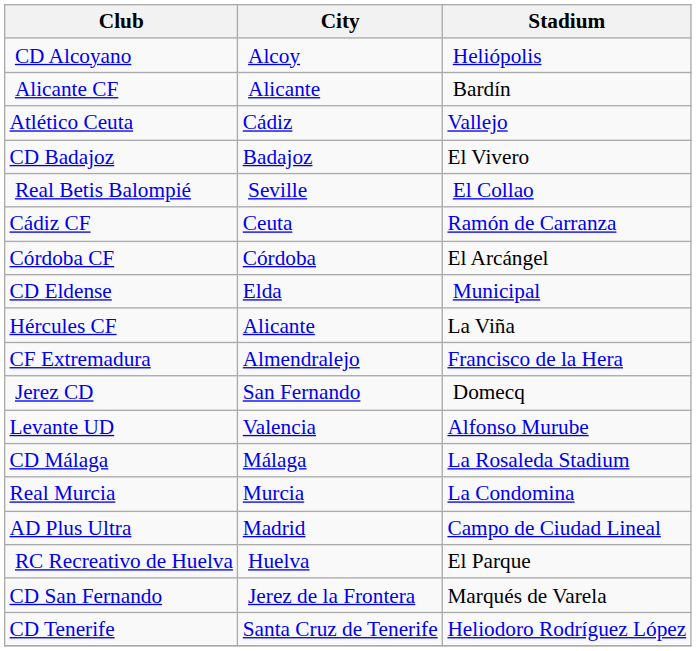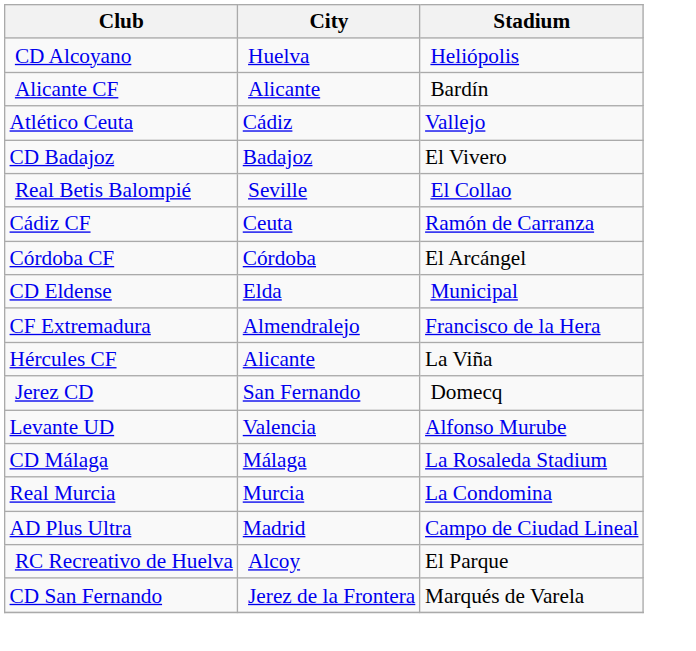(271, 55) Alcoy -> (276, 55) Huelva
rows swapped: (80, 358) <-> (63, 325)
(276, 561) Huelva -> (271, 561) Alcoy
- row: (62, 628)
